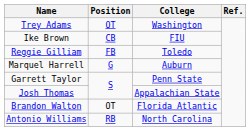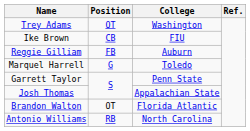(177, 52) Toledo -> (177, 52) Auburn
(177, 65) Auburn -> (177, 65) Toledo
